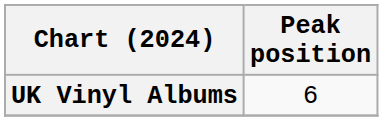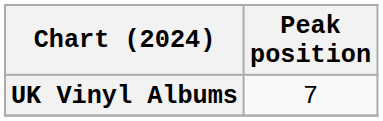(311, 96) 6 -> (311, 96) 7
